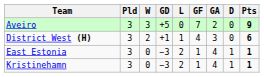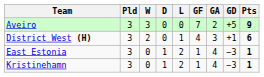columns swapped: (231, 11) <-> (164, 11)
